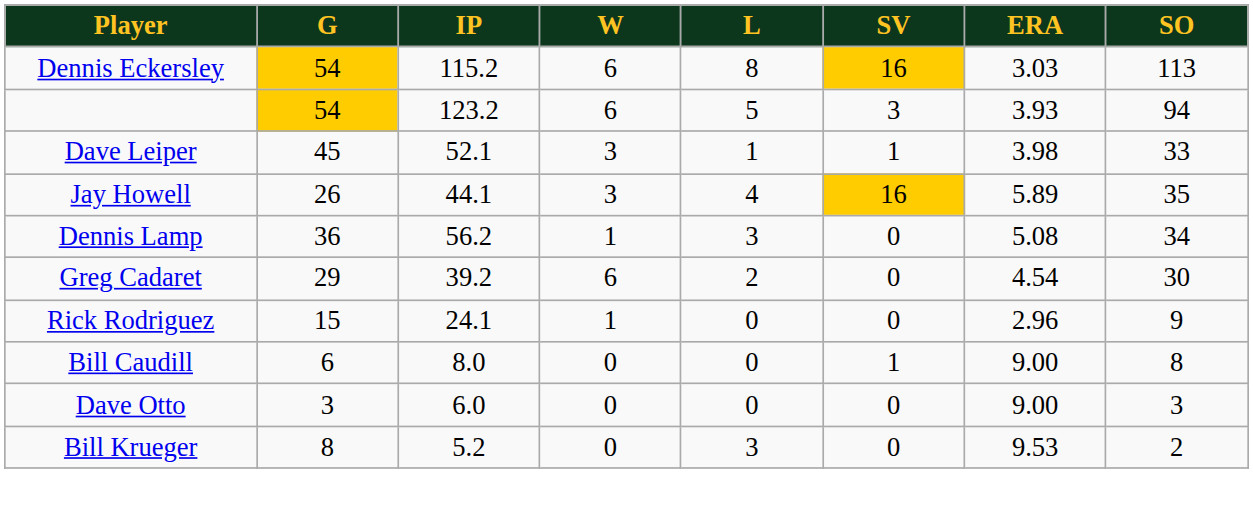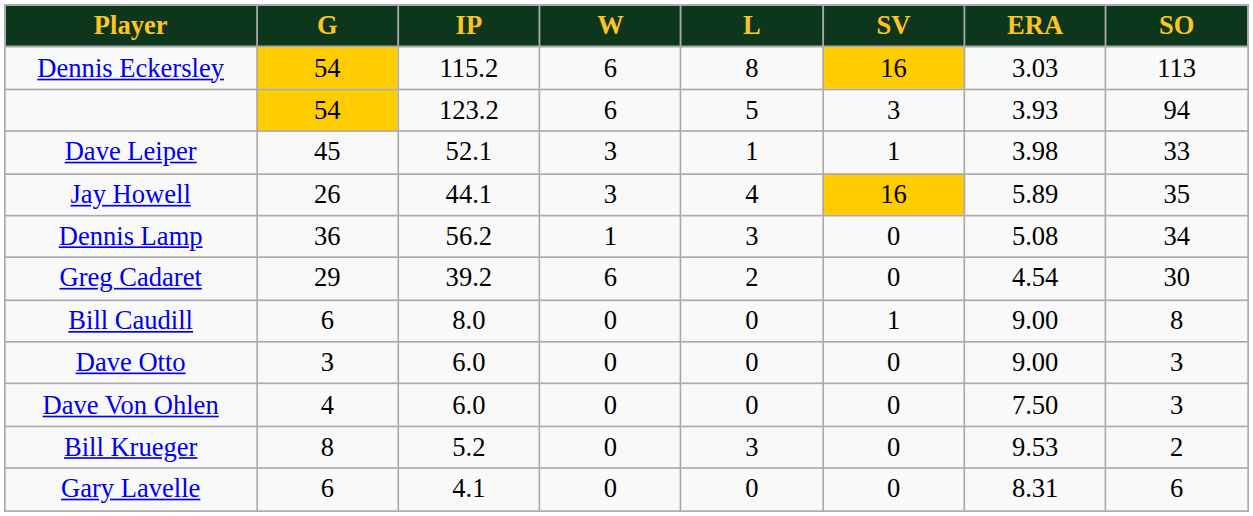- row: (131, 320)
+ row: (131, 404)
+ row: (131, 488)
